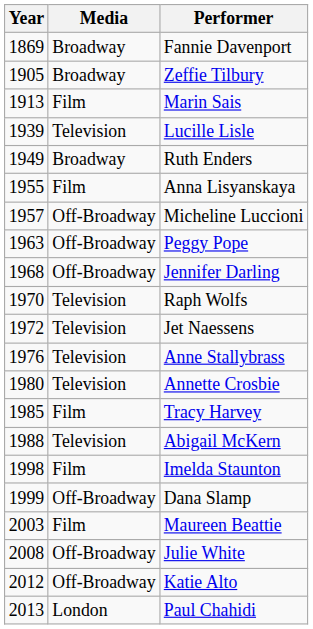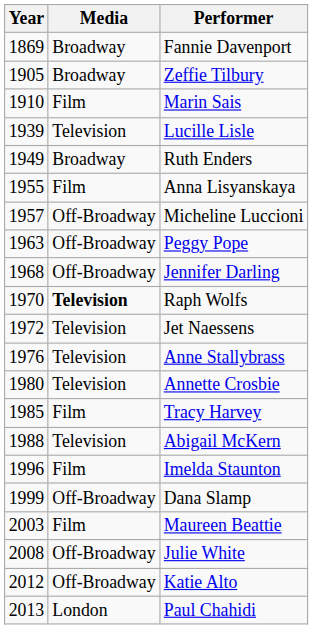(26, 103) 1913 -> (26, 103) 1910
(89, 300) normal -> (90, 300) bold
(26, 469) 1998 -> (26, 469) 1996
